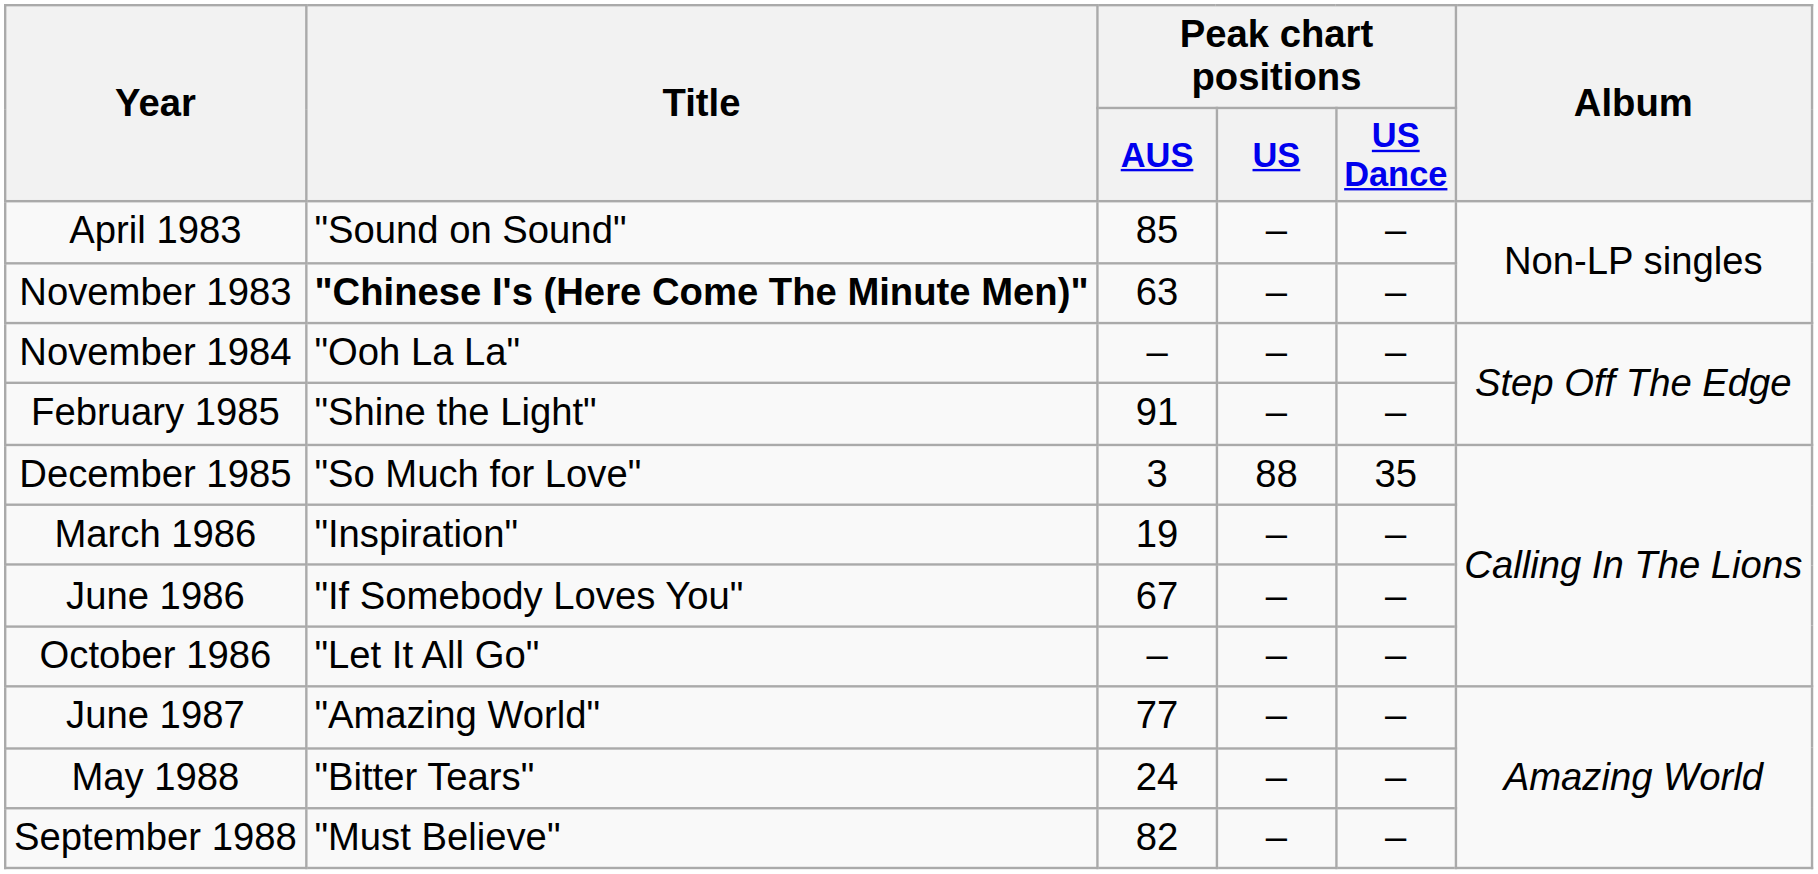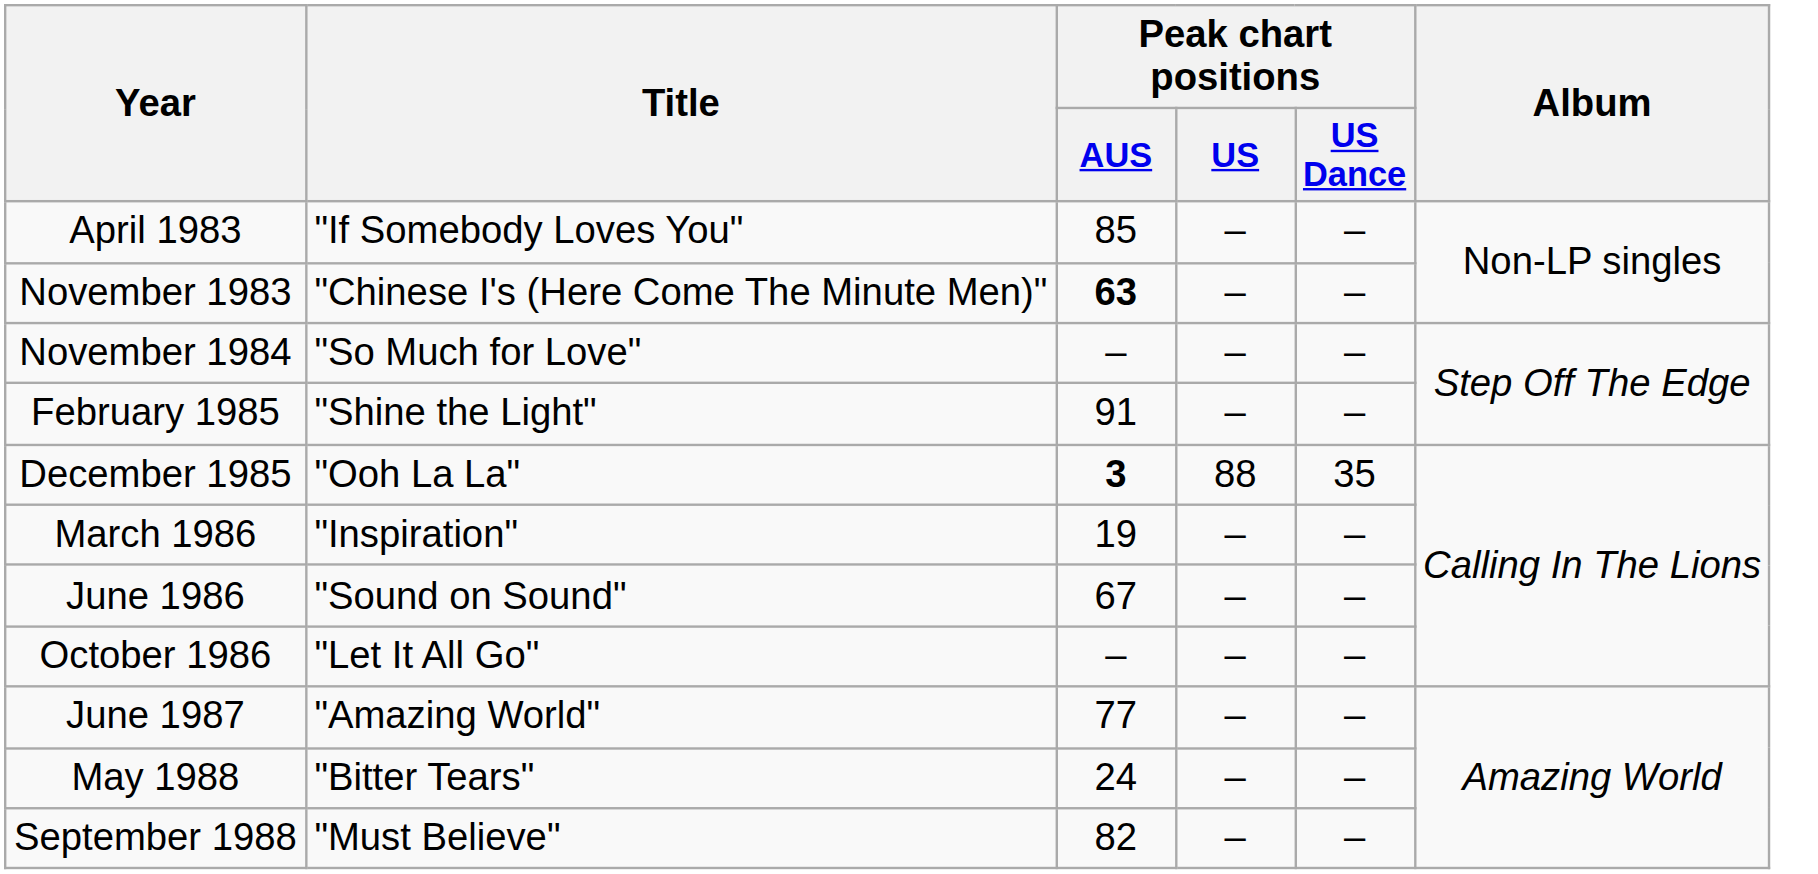(470, 231) "Sound on Sound" -> (529, 231) "If Somebody Loves You"
(701, 291) bold -> (681, 291) normal
(1157, 291) normal -> (1116, 291) bold
(417, 352) "Ooh La La" -> (478, 352) "So Much for Love"
(478, 473) "So Much for Love" -> (417, 473) "Ooh La La"
(1157, 473) normal -> (1116, 473) bold
(529, 594) "If Somebody Loves You" -> (470, 594) "Sound on Sound"
